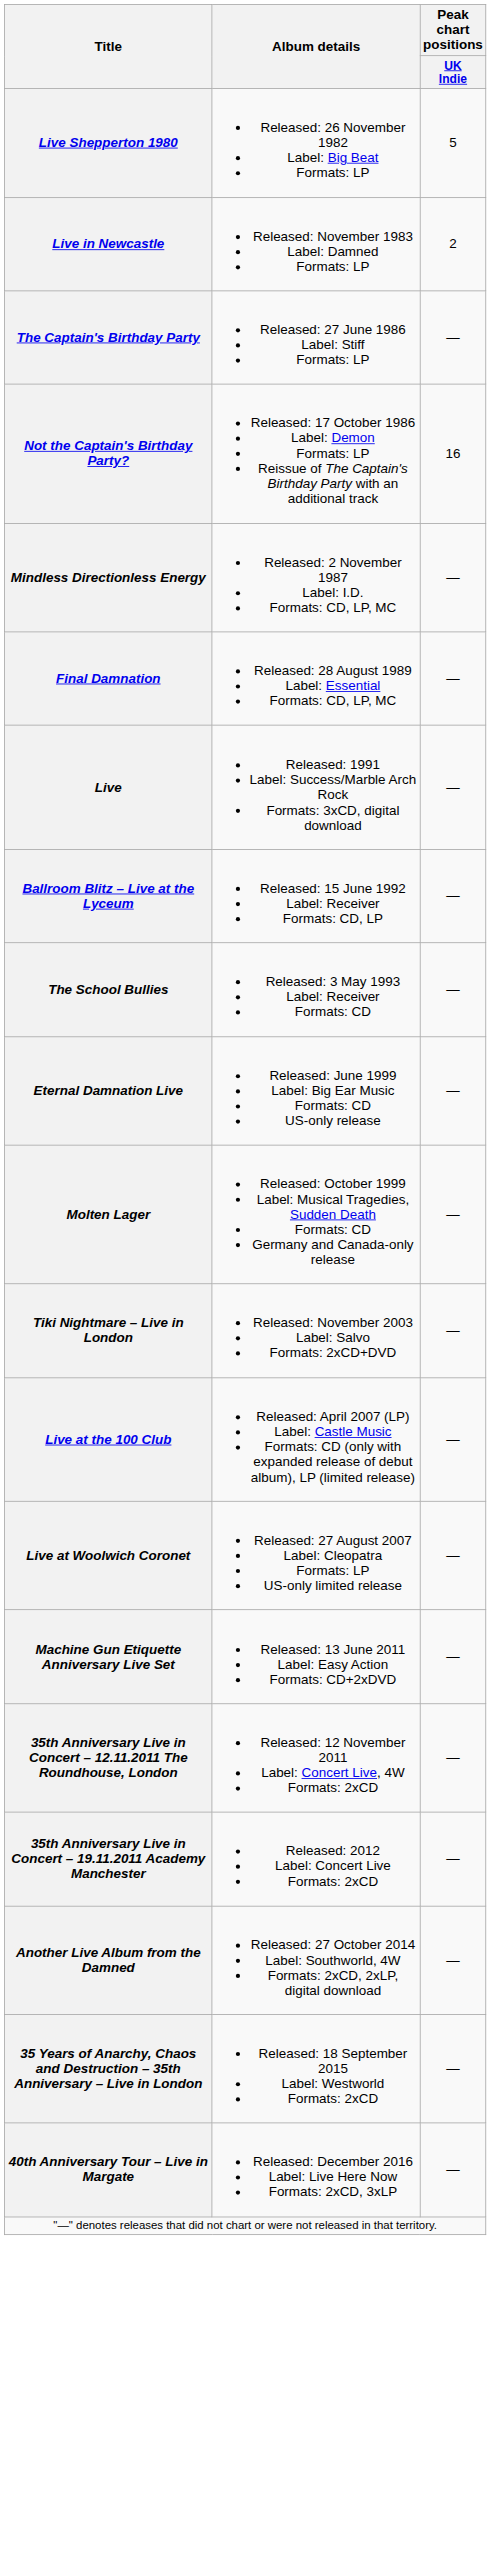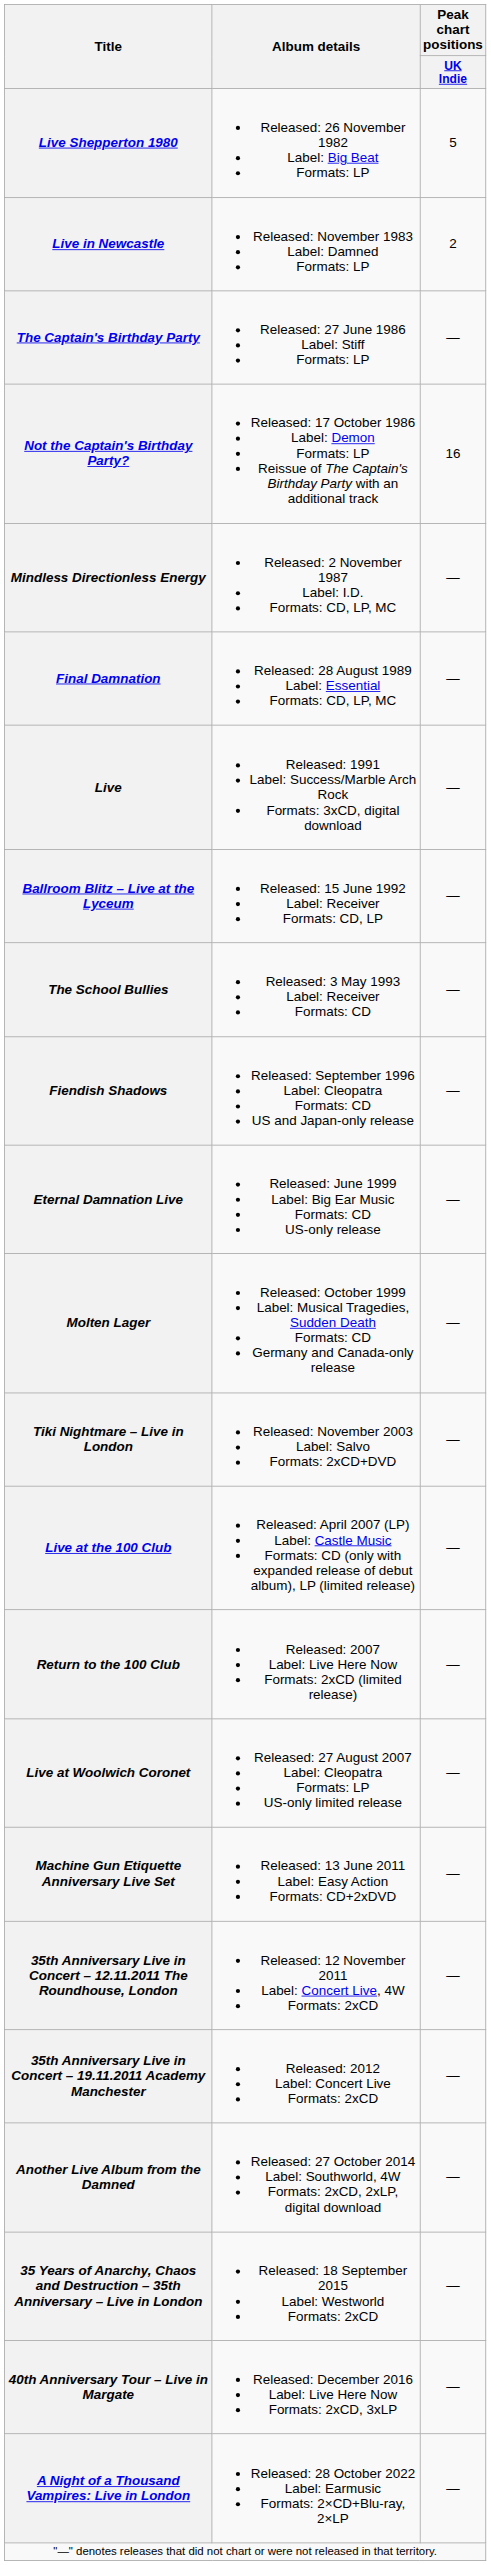+ row: (108, 1090)
+ row: (108, 1664)
+ row: (108, 2488)
